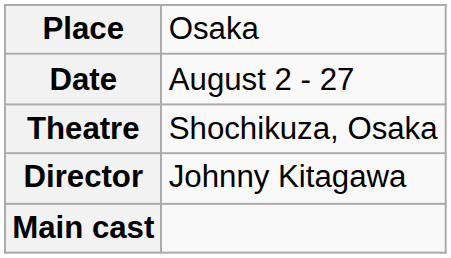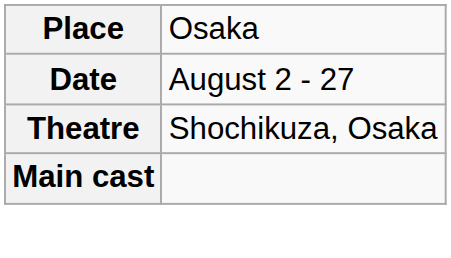- row: (83, 177)
